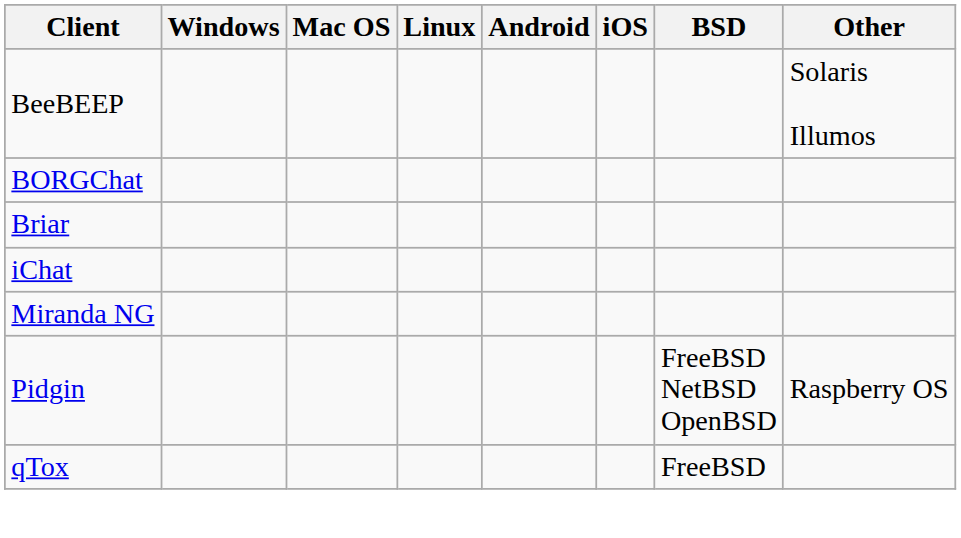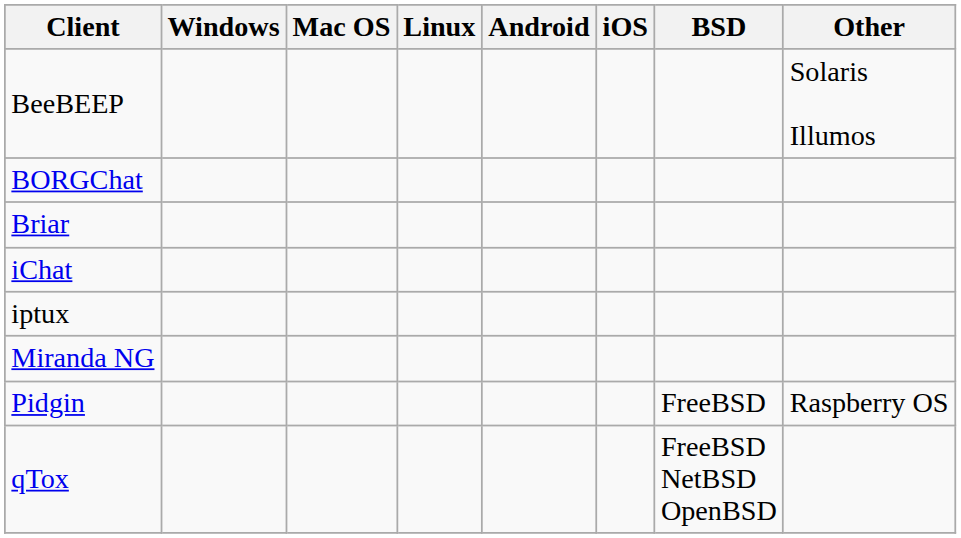+ row: (40, 313)
(719, 389) FreeBSD NetBSD OpenBSD -> (713, 402) FreeBSD
(713, 466) FreeBSD -> (719, 479) FreeBSD NetBSD OpenBSD
